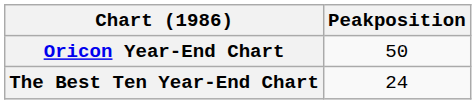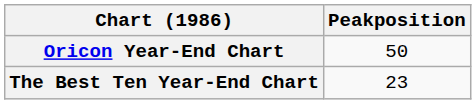(397, 83) 24 -> (397, 83) 23
